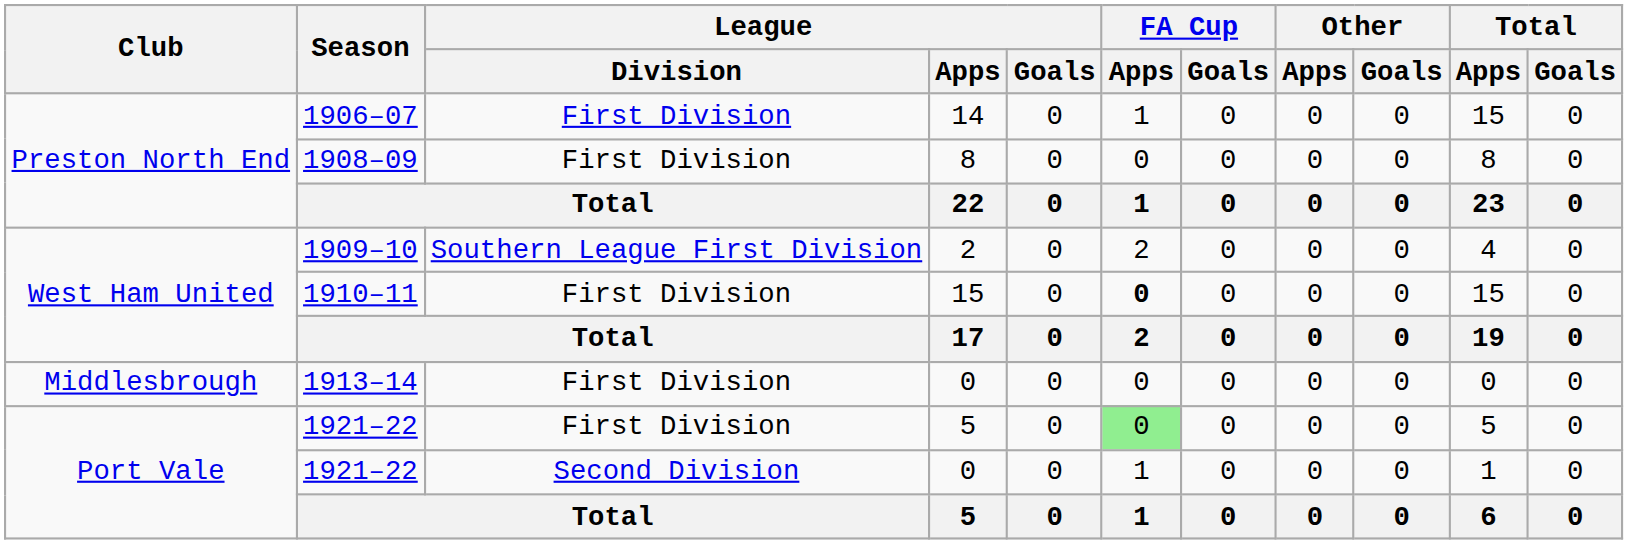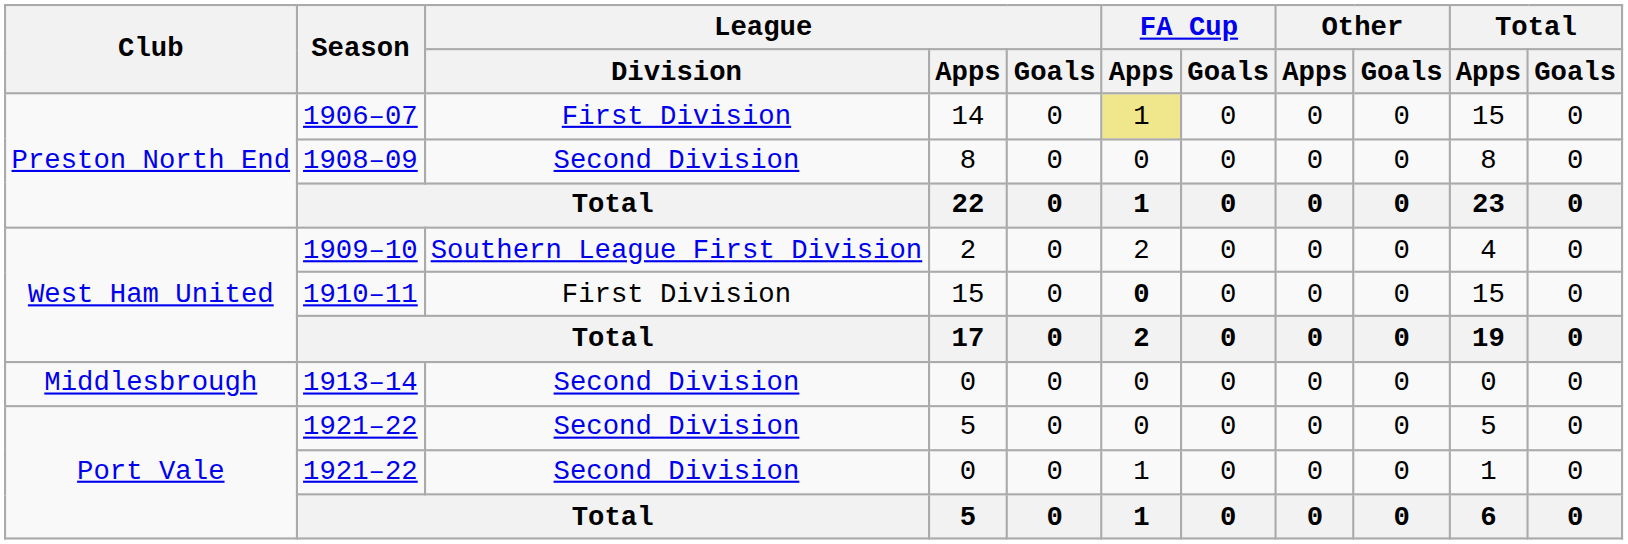(1141, 116) no background -> (1141, 116) khaki background
(676, 161) First Division -> (676, 161) Second Division
(676, 383) First Division -> (676, 383) Second Division
(676, 428) First Division -> (676, 428) Second Division
(1141, 428) lightgreen background -> (1141, 428) no background
